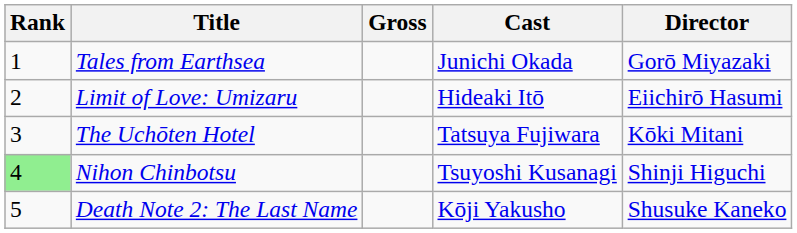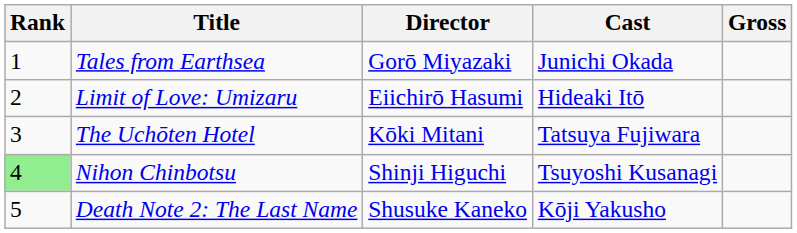columns swapped: (707, 23) <-> (397, 23)
